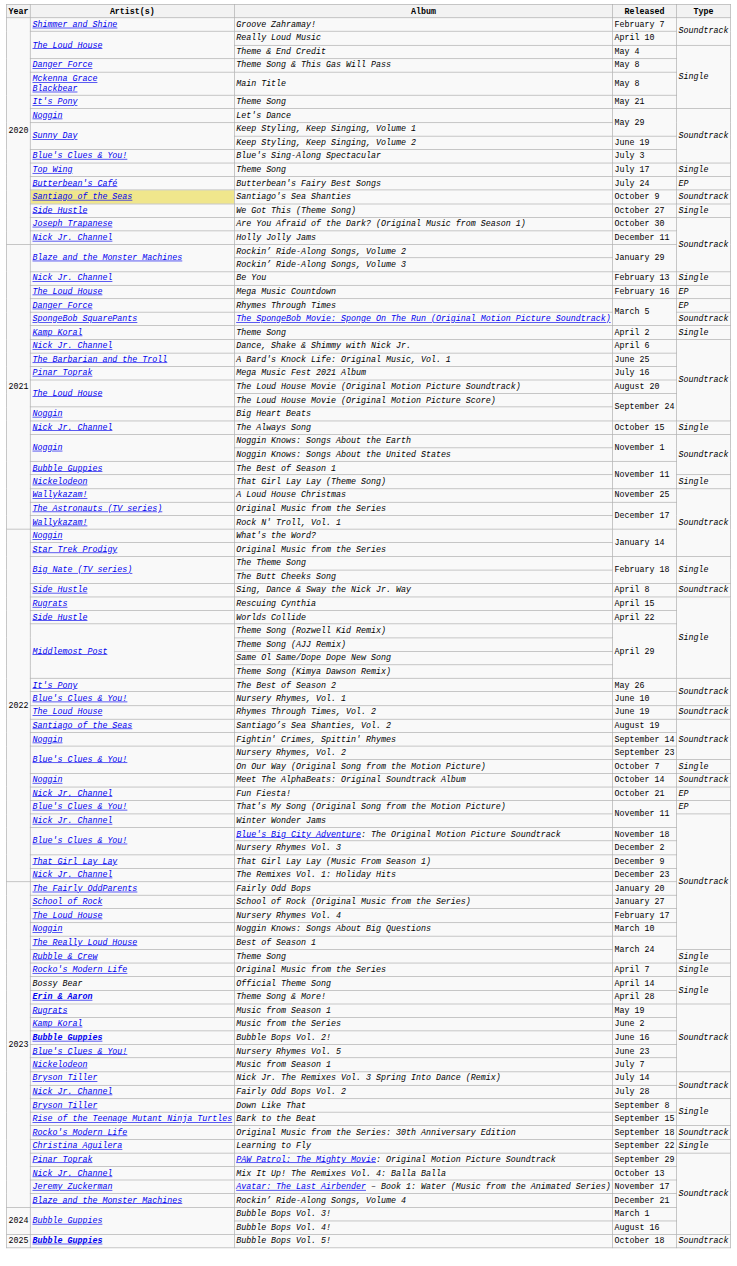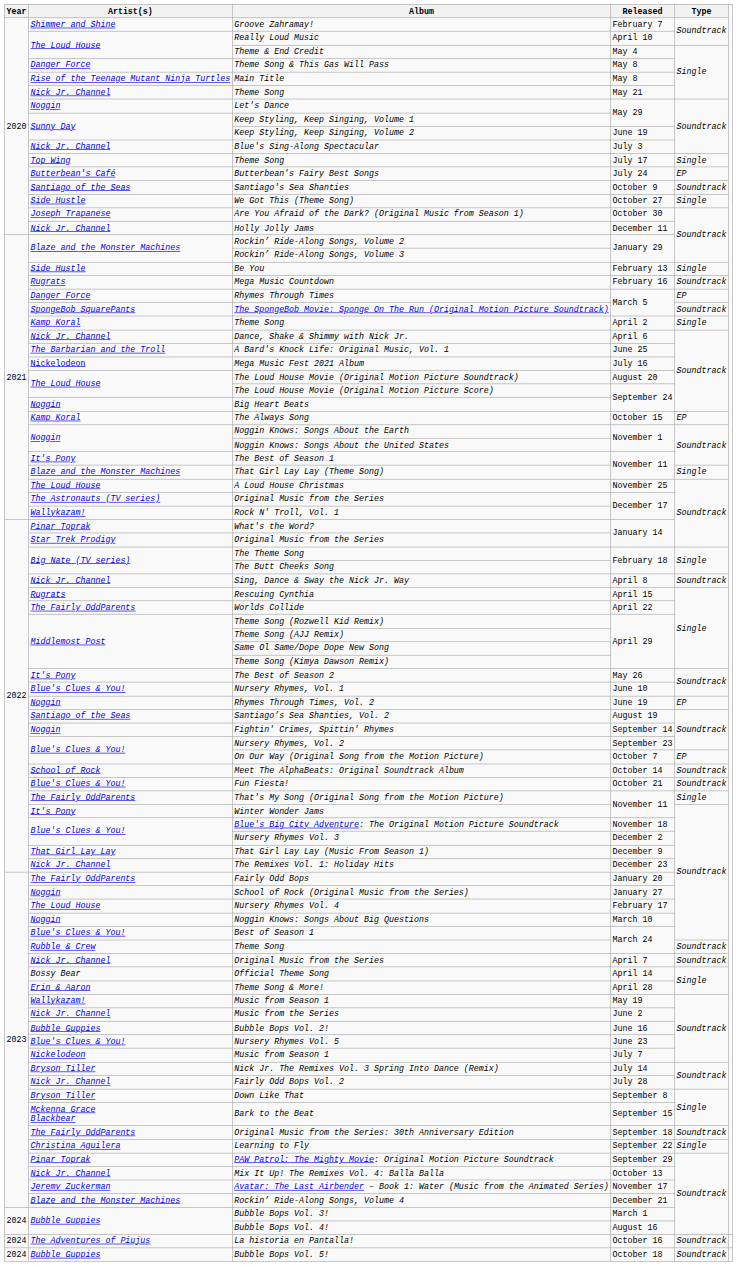(65, 84) Mckenna Grace Blackbear -> (130, 79) Rise of the Teenage Mutant Ninja Turtles
(55, 102) It's Pony -> (70, 92) Nick Jr. Channel
(80, 156) Blue's Clues & You! -> (70, 147) Nick Jr. Channel
(82, 197) khaki background -> (80, 187) no background
(72, 278) Nick Jr. Channel -> (58, 269) Side Hustle
(67, 292) The Loud House -> (48, 282) Rugrats
(683, 292) EP -> (701, 282) Soundtrack
(62, 373) Pinar Toprak -> (58, 364) Nickelodeon
(72, 427) Nick Jr. Channel -> (55, 418) Kamp Koral
(693, 427) Single -> (681, 418) EP
(67, 468) Bubble Guppies -> (53, 459) It's Pony
(60, 482) Nickelodeon -> (105, 472) Blaze and the Monster Machines
(60, 495) Wallykazam! -> (65, 486) The Loud House
(47, 536) Noggin -> (60, 526) Pinar Toprak
(60, 590) Side Hustle -> (70, 581) Nick Jr. Channel
(60, 617) Side Hustle -> (83, 608) The Fairly OddParents
(67, 712) The Loud House -> (45, 703) Noggin
(703, 712) Soundtrack -> (681, 703) EP
(693, 766) Single -> (681, 757) EP
(47, 780) Noggin -> (65, 770) School of Rock
(72, 794) Nick Jr. Channel -> (78, 784) Blue's Clues & You!
(683, 794) EP -> (701, 784) Soundtrack
(80, 807) Blue's Clues & You! -> (83, 798) The Fairly OddParents
(683, 807) EP -> (691, 798) Single
(72, 821) Nick Jr. Channel -> (53, 811) It's Pony
(67, 902) School of Rock -> (45, 892) Noggin
(85, 943) The Really Loud House -> (78, 933) Blue's Clues & You!
(693, 956) Single -> (701, 947) Soundtrack
(80, 970) Rocko's Modern Life -> (70, 960) Nick Jr. Channel
(693, 970) Single -> (701, 960) Soundtrack
(62, 997) bold -> (60, 987) normal
(50, 1011) Rugrats -> (58, 1001) Wallykazam!
(57, 1024) Kamp Koral -> (70, 1015) Nick Jr. Channel
(67, 1038) bold -> (65, 1028) normal
(132, 1119) Rise of the Teenage Mutant Ninja Turtles -> (63, 1114) Mckenna Grace Blackbear
(80, 1133) Rocko's Modern Life -> (83, 1133) The Fairly OddParents
+ row: (294, 1241)
(19, 1241) 2025 -> (17, 1255) 2024
(67, 1241) bold -> (65, 1255) normal
